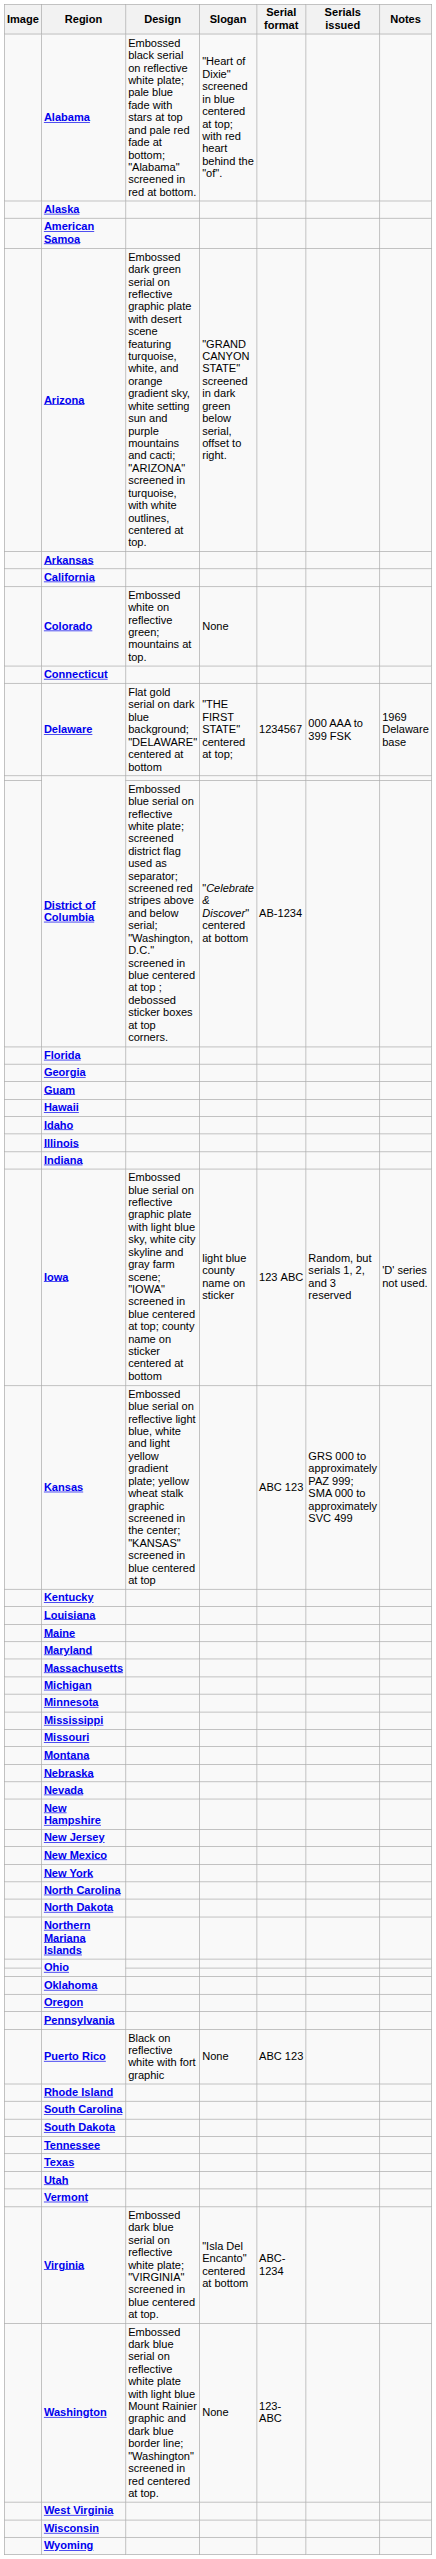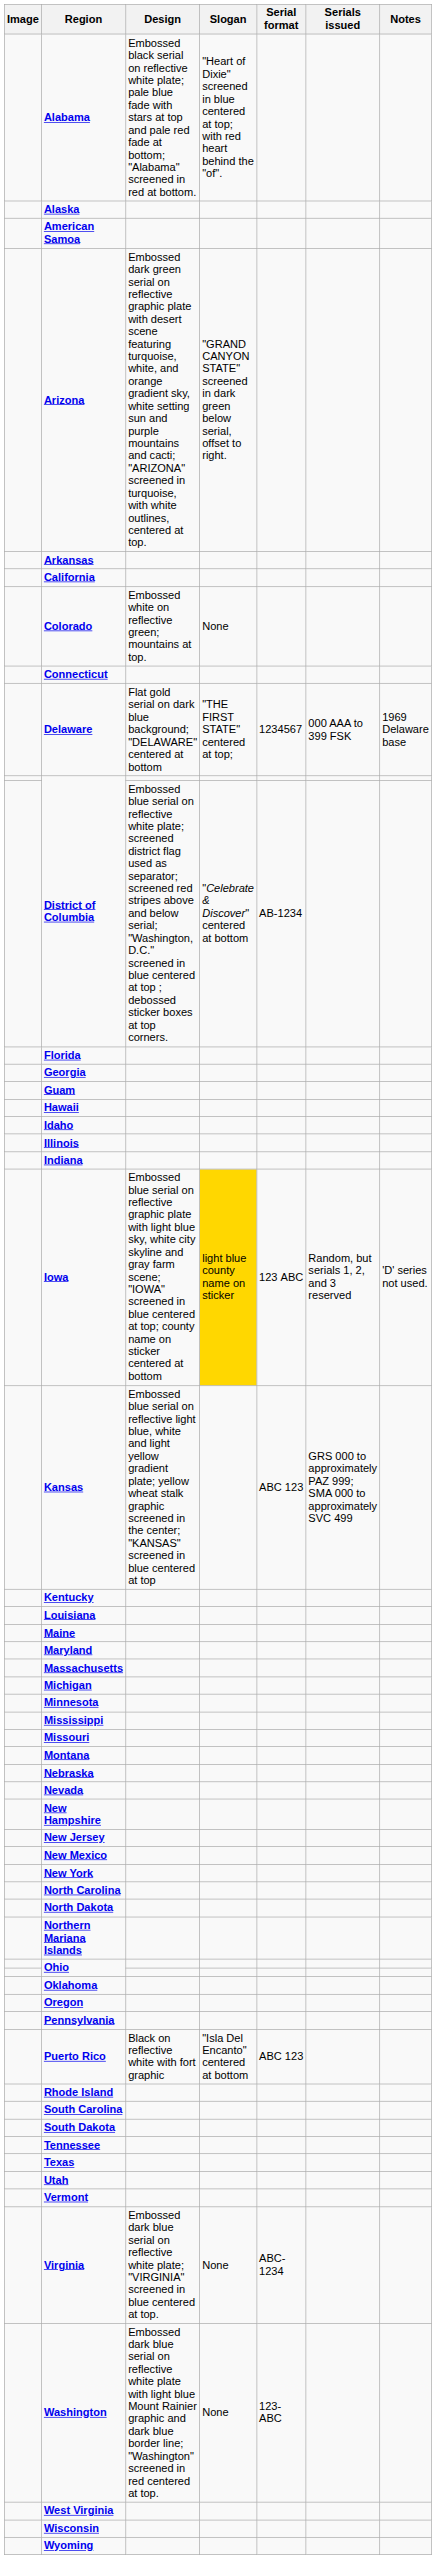(224, 1277) no background -> (224, 1277) gold background
(215, 2056) None -> (225, 2056) "Isla Del Encanto" centered at bottom
(225, 2265) "Isla Del Encanto" centered at bottom -> (215, 2265) None
